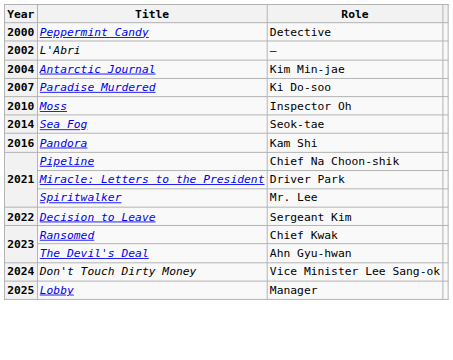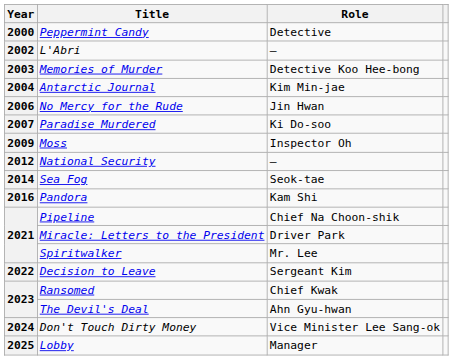+ row: (101, 69)
+ row: (111, 106)
(21, 106) 2010 -> (21, 143) 2009
+ row: (98, 161)
